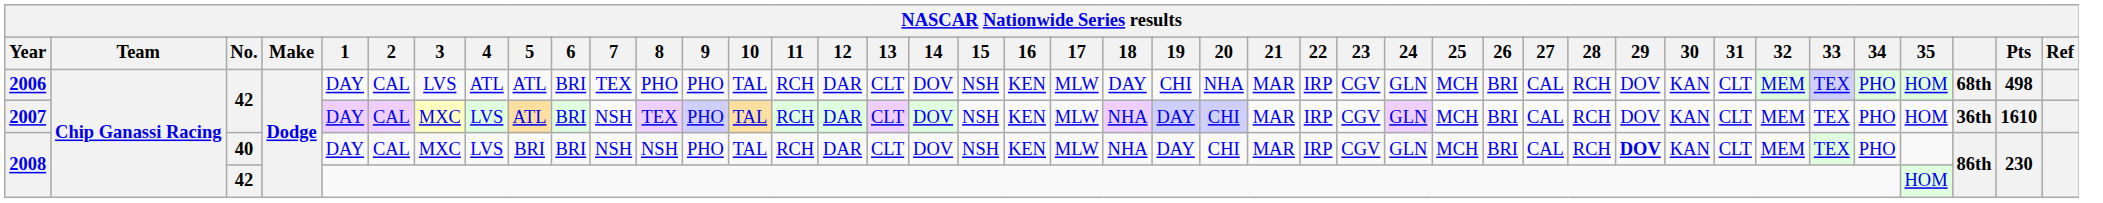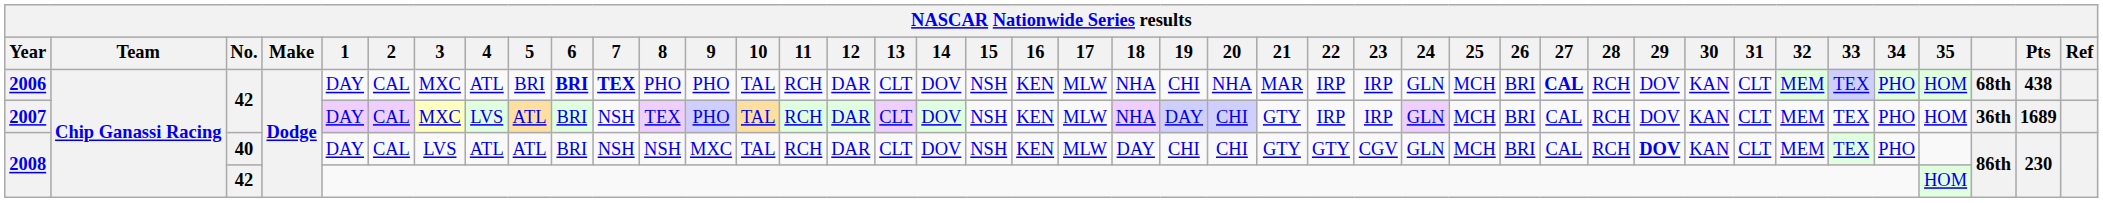(440, 84) LVS -> (440, 84) MXC
(530, 84) ATL -> (530, 84) BRI
(571, 84) normal -> (572, 84) bold
(614, 84) normal -> (616, 84) bold
(1128, 84) DAY -> (1136, 84) NHA
(1361, 84) CGV -> (1378, 84) IRP
(1545, 84) normal -> (1564, 84) bold
(2019, 84) 498 -> (2038, 84) 438
(1274, 116) MAR -> (1282, 116) GTY
(1361, 116) CGV -> (1378, 116) IRP
(2019, 116) 1610 -> (2038, 116) 1689
(440, 148) MXC -> (440, 148) LVS
(487, 148) LVS -> (487, 148) ATL
(530, 148) BRI -> (530, 148) ATL
(705, 148) PHO -> (711, 148) MXC
(1128, 148) NHA -> (1136, 148) DAY
(1176, 148) DAY -> (1184, 148) CHI
(1274, 148) MAR -> (1282, 148) GTY
(1318, 148) IRP -> (1331, 148) GTY
